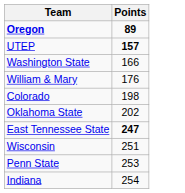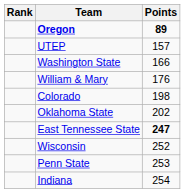+ column: (20, 12)
(130, 46) bold -> (161, 46) normal
(130, 146) 251 -> (161, 146) 252
